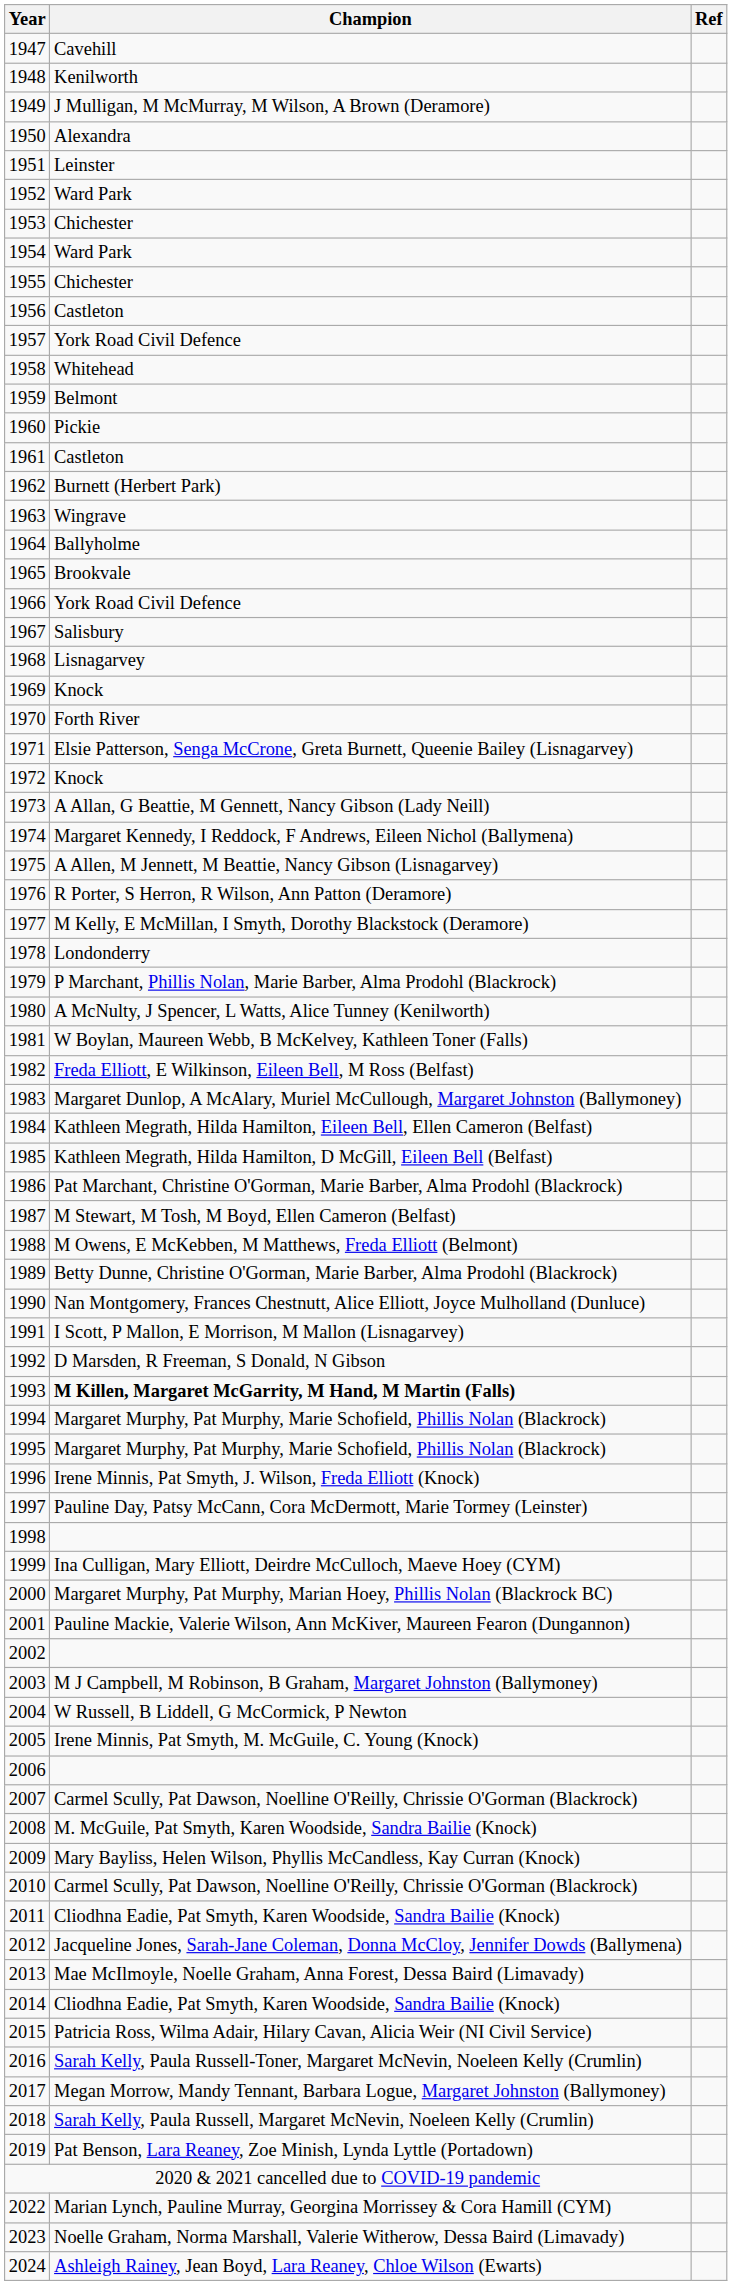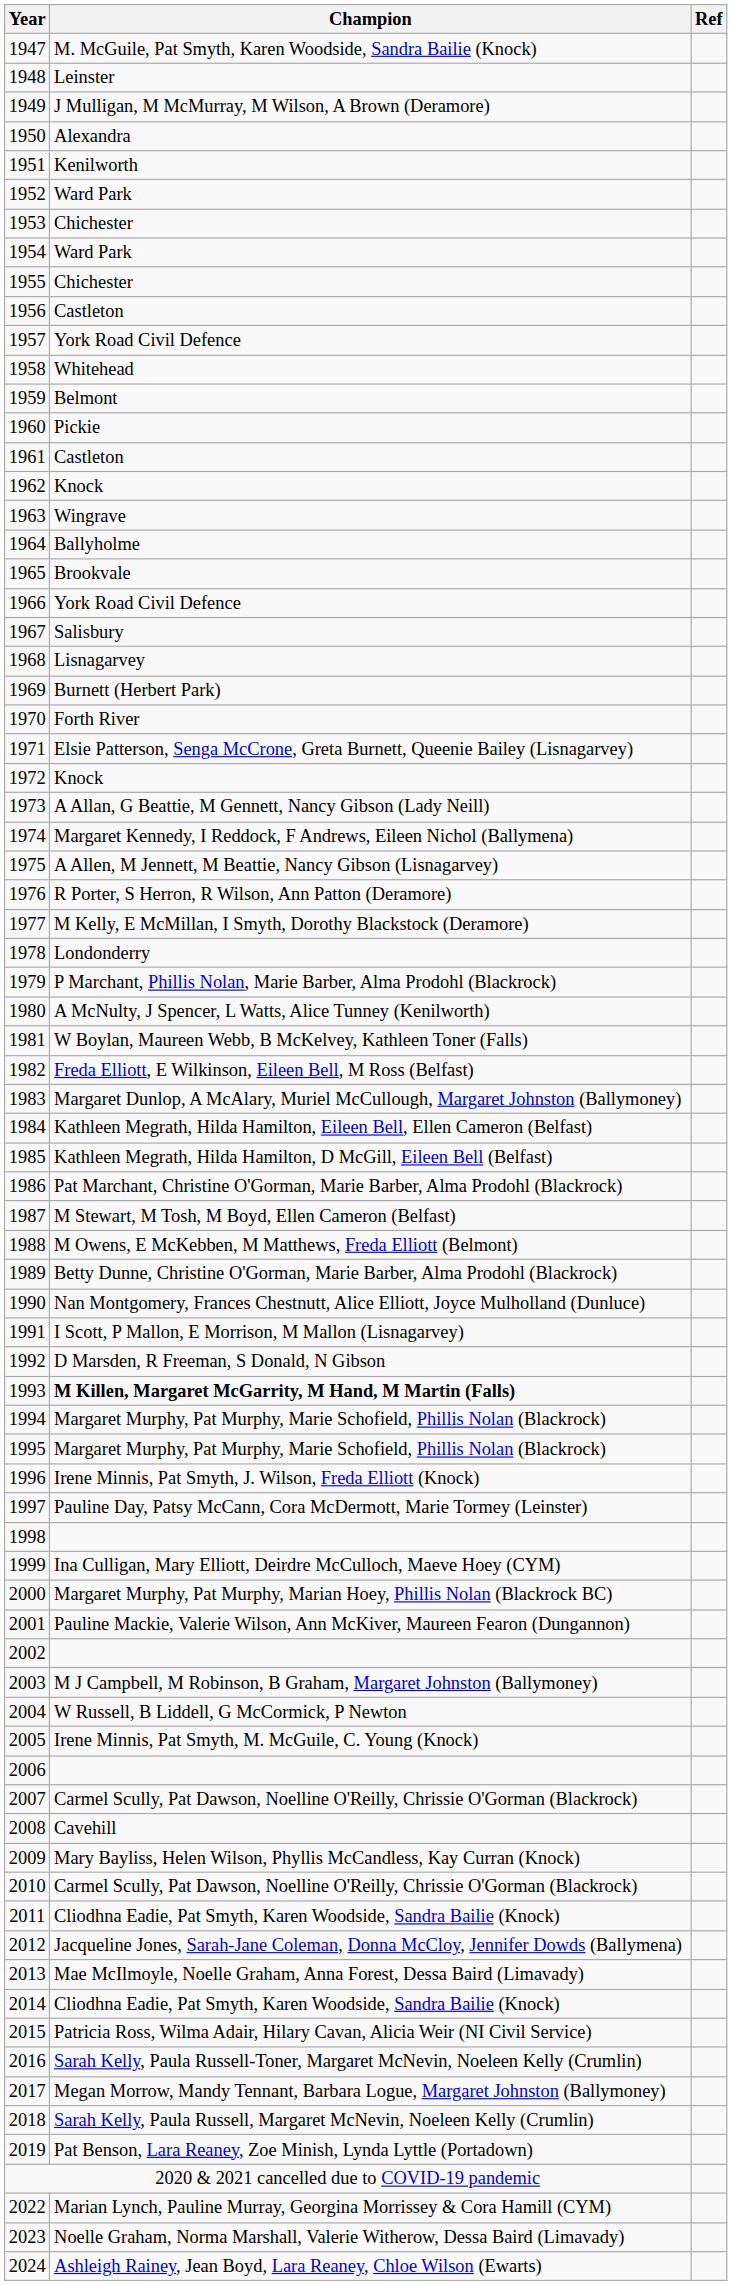(85, 48) Cavehill -> (295, 48) M. McGuile, Pat Smyth, Karen Woodside, Sandra Bailie (Knock)
(96, 77) Kenilworth -> (84, 77) Leinster
(84, 164) Leinster -> (96, 164) Kenilworth
(137, 485) Burnett (Herbert Park) -> (79, 485) Knock
(79, 690) Knock -> (137, 690) Burnett (Herbert Park)
(295, 1828) M. McGuile, Pat Smyth, Karen Woodside, Sandra Bailie (Knock) -> (85, 1828) Cavehill
